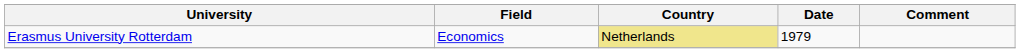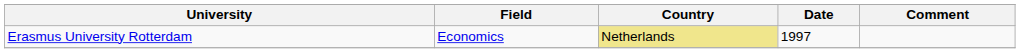(796, 36) 1979 -> (796, 36) 1997
